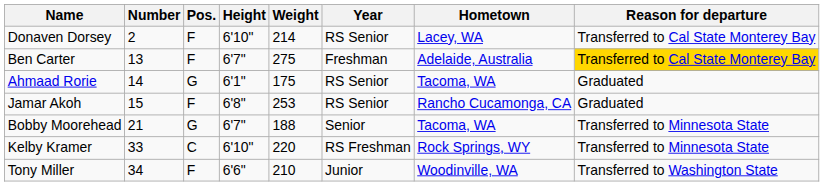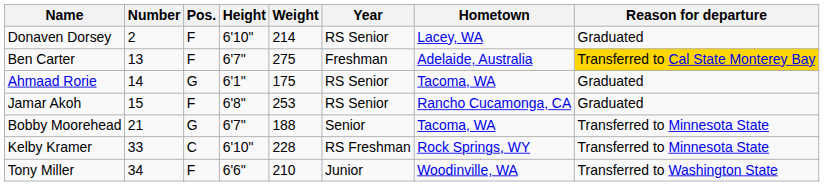(697, 37) Transferred to Cal State Monterey Bay -> (611, 37) Graduated
(284, 147) 220 -> (284, 147) 228
